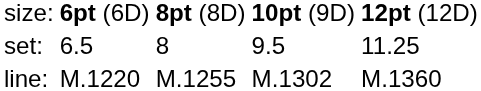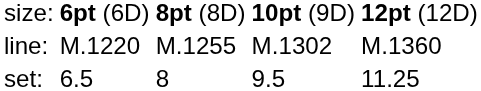rows swapped: (23, 46) <-> (26, 79)
